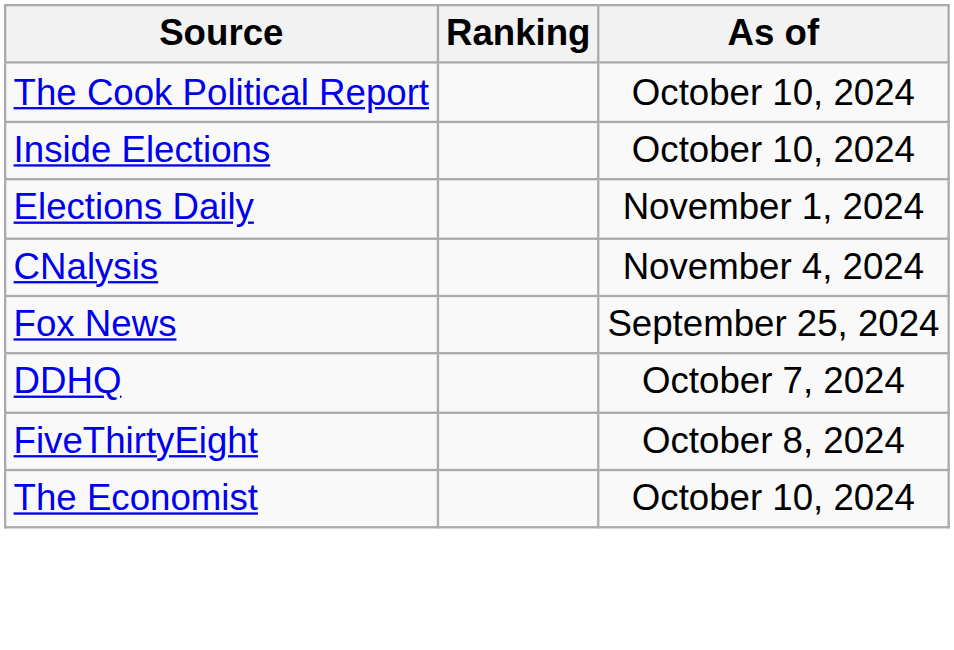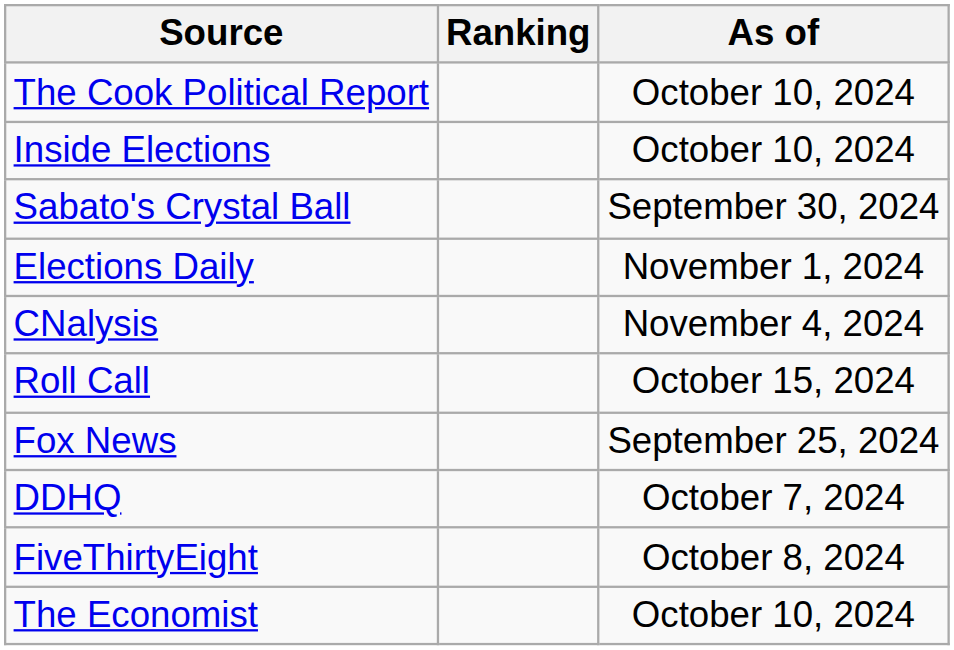+ row: (182, 207)
+ row: (82, 382)
